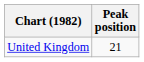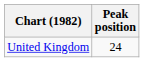(115, 47) 21 -> (115, 47) 24
